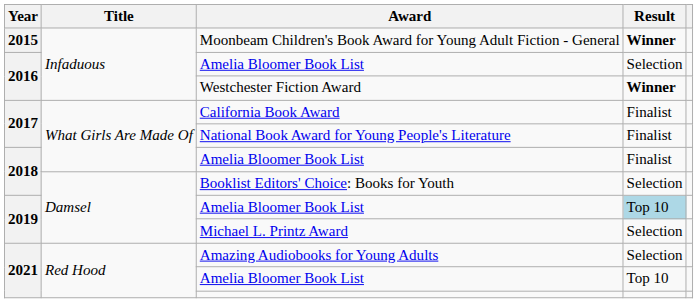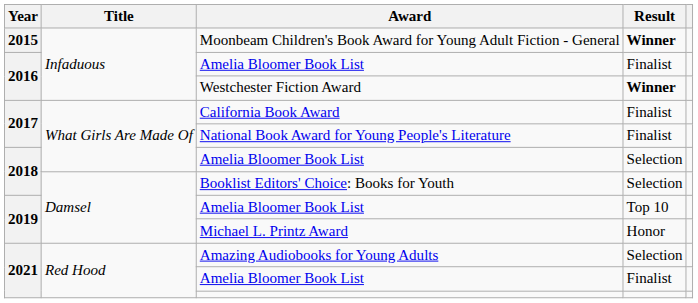(655, 64) Selection -> (649, 64) Finalist
(649, 159) Finalist -> (655, 159) Selection
(648, 207) lightblue background -> (648, 207) no background
(655, 231) Selection -> (646, 231) Honor
(648, 278) Top 10 -> (649, 278) Finalist
